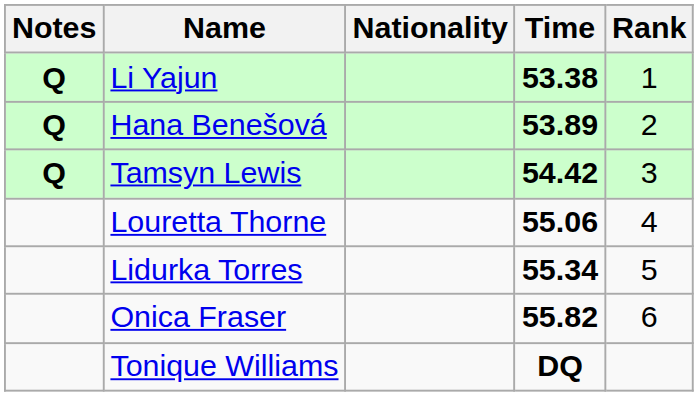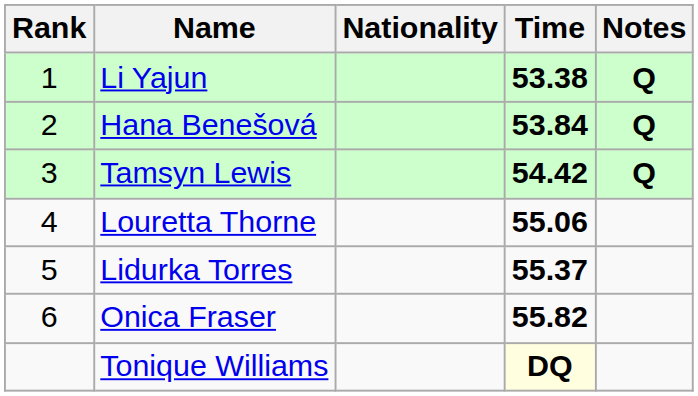columns swapped: (649, 28) <-> (54, 28)
(560, 125) 53.89 -> (550, 125) 53.84
(560, 269) 55.34 -> (550, 269) 55.37
(560, 366) no background -> (550, 366) lightyellow background
